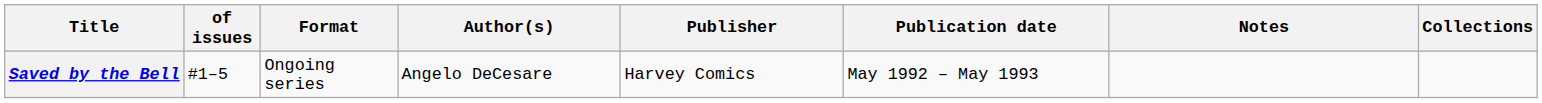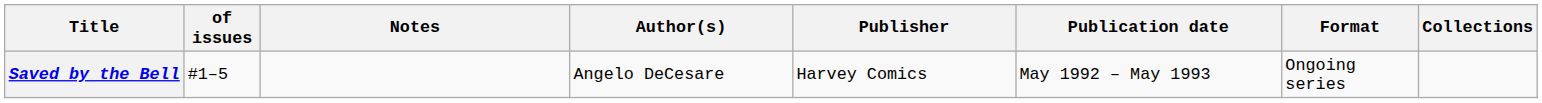columns swapped: (329, 28) <-> (1264, 28)
